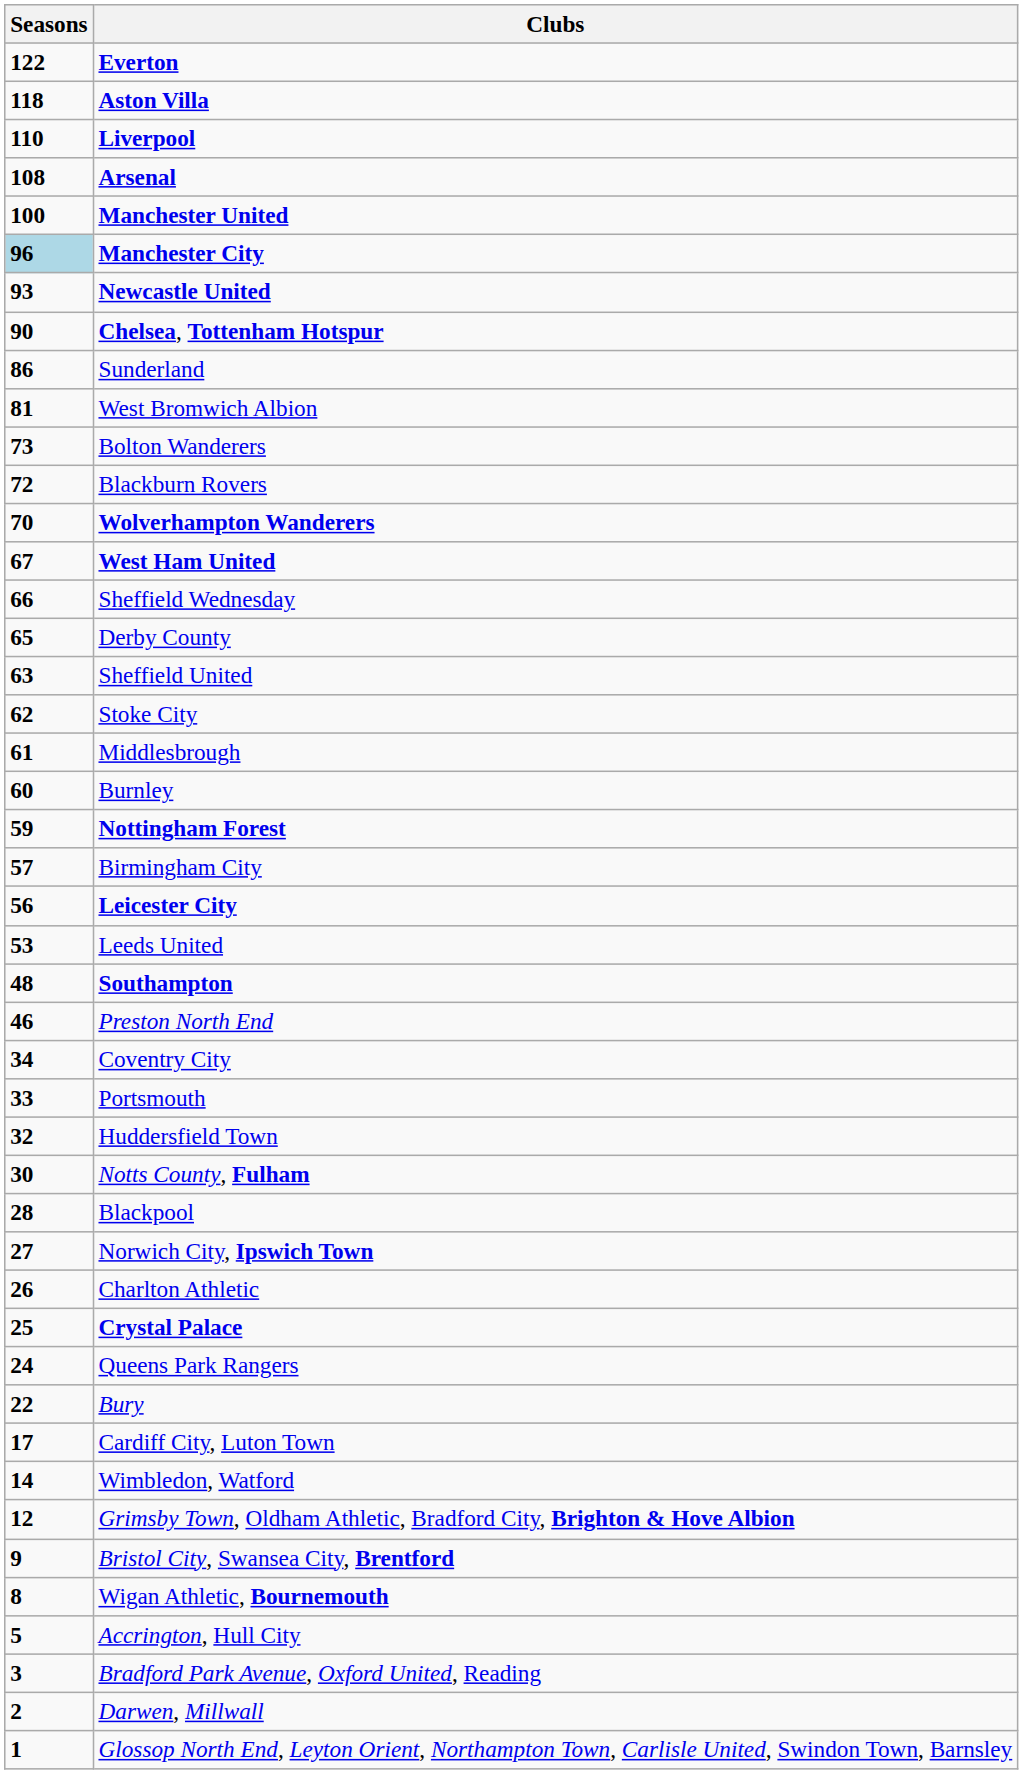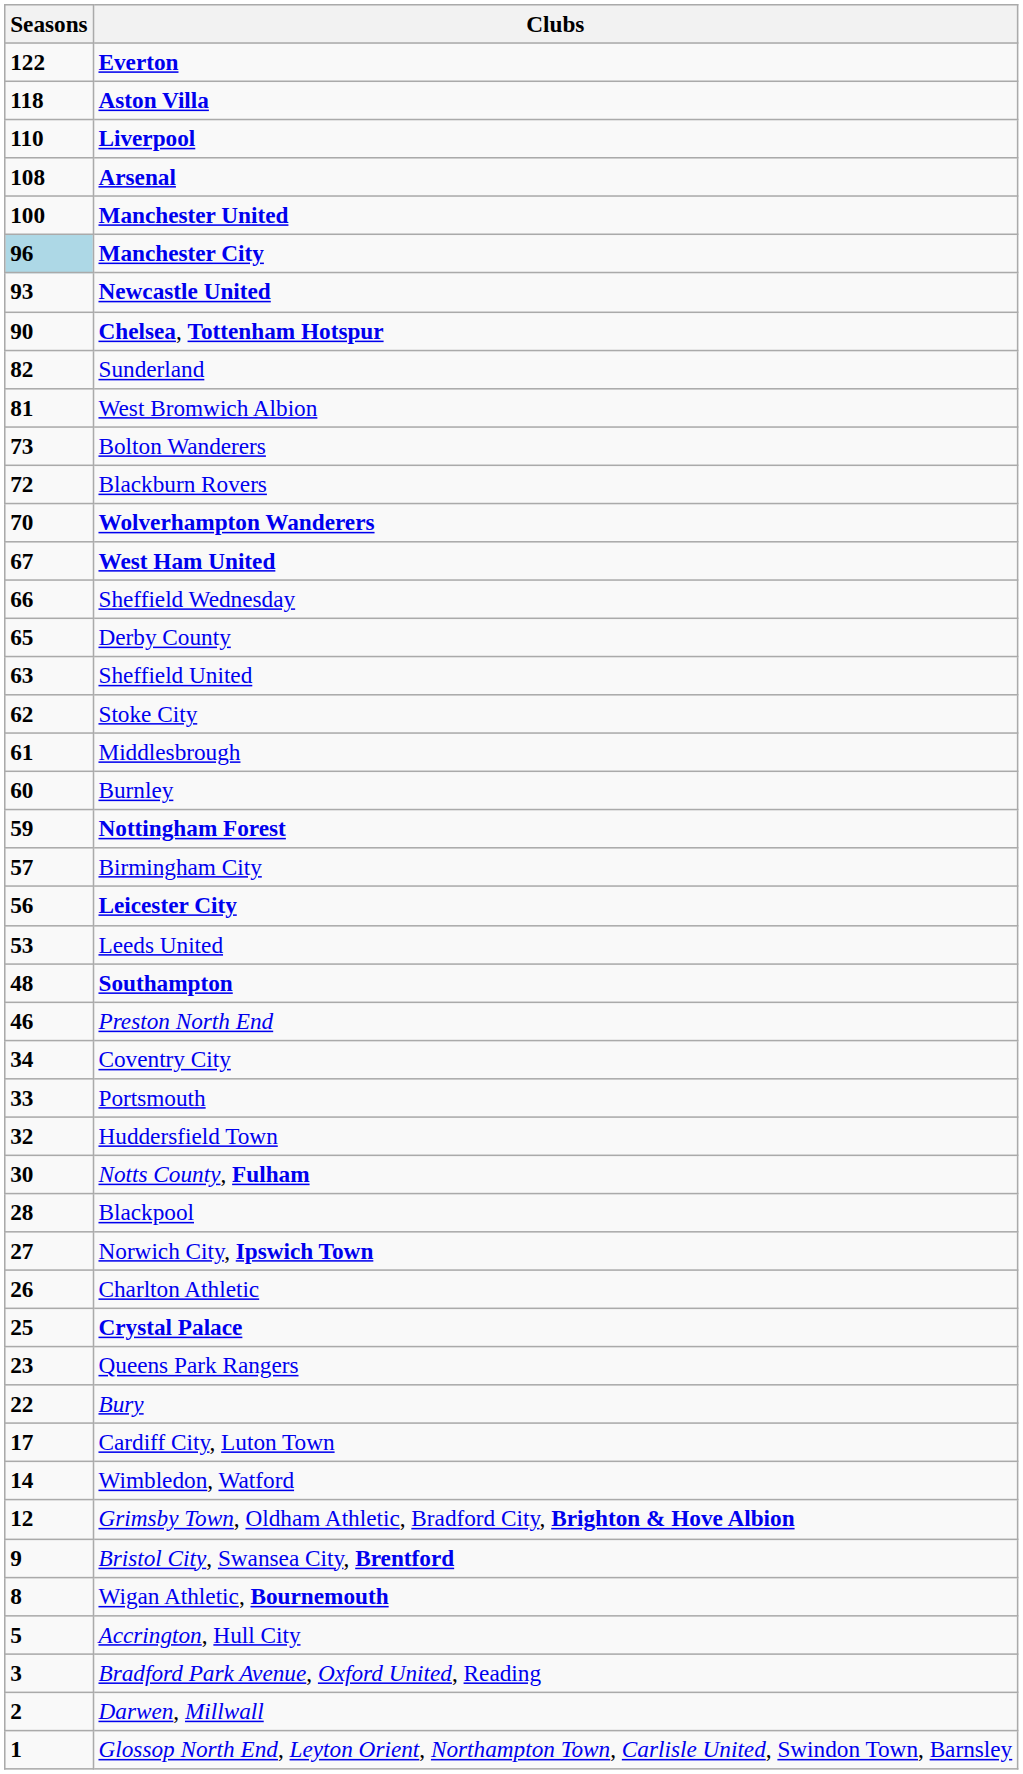(22, 368) 86 -> (22, 368) 82
(22, 1365) 24 -> (22, 1365) 23
